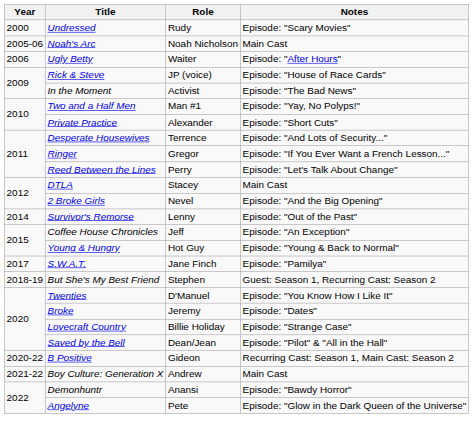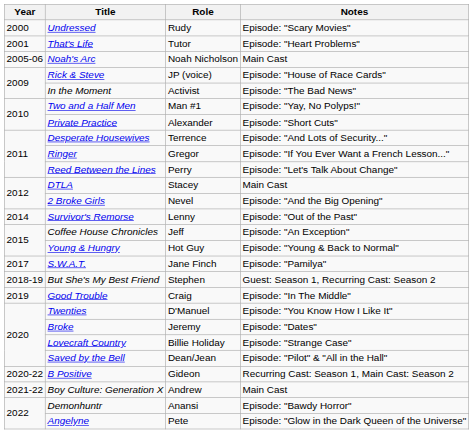+ row: (70, 43)
- row: (70, 59)
+ row: (78, 295)
